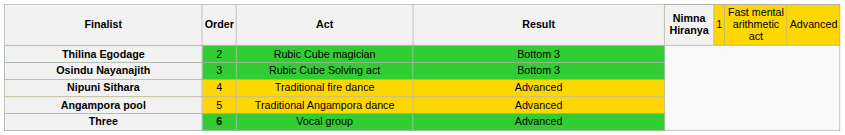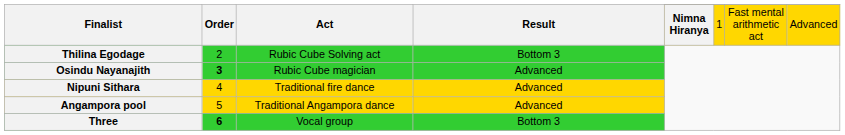(325, 54) Rubic Cube magician -> (325, 54) Rubic Cube Solving act
(219, 71) normal -> (219, 71) bold
(325, 71) Rubic Cube Solving act -> (325, 71) Rubic Cube magician
(539, 71) Bottom 3 -> (539, 71) Advanced
(539, 122) Advanced -> (539, 122) Bottom 3
